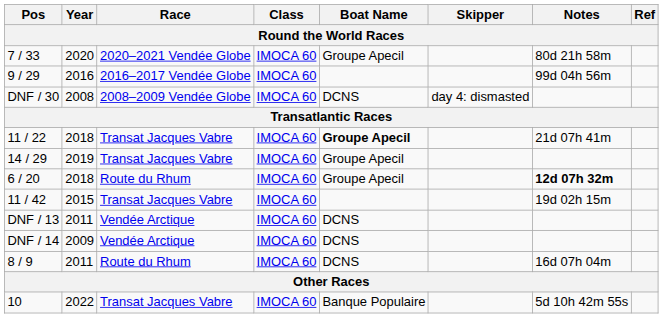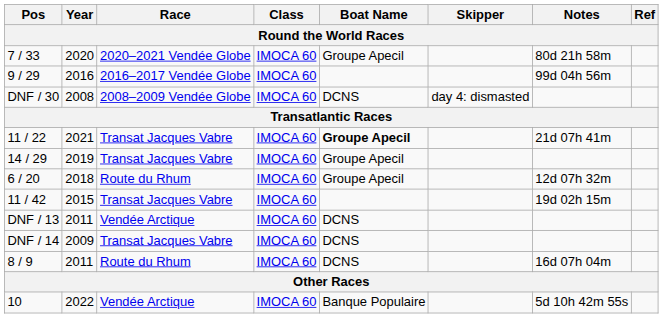(80, 138) 2018 -> (80, 138) 2021
(574, 179) bold -> (573, 179) normal
(147, 240) Vendée Arctique -> (166, 240) Transat Jacques Vabre
(166, 302) Transat Jacques Vabre -> (147, 302) Vendée Arctique
